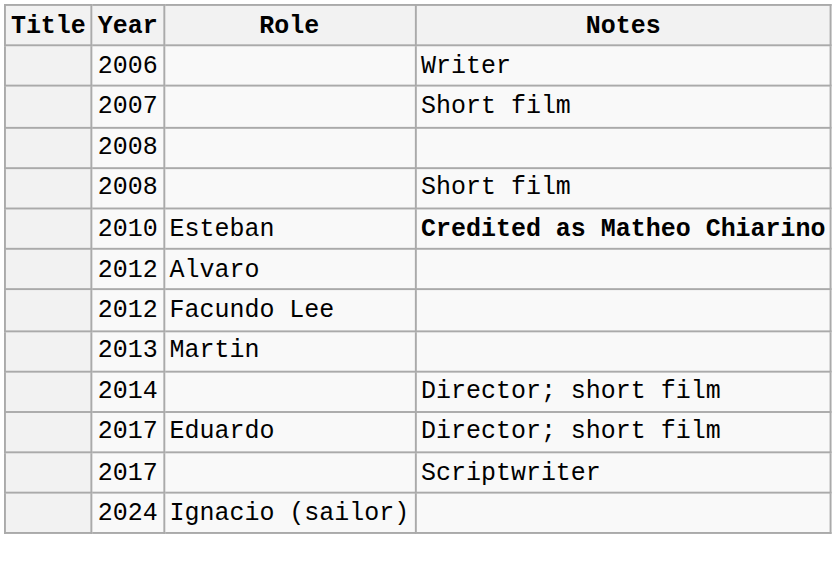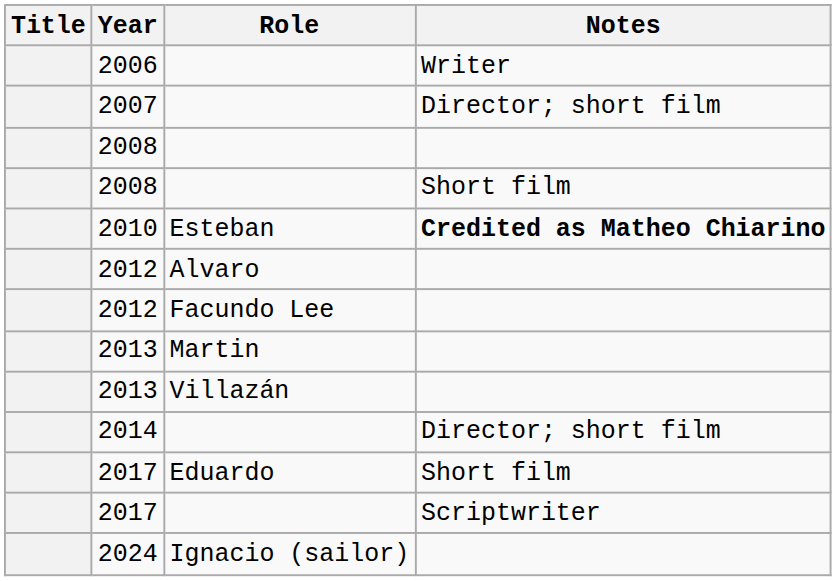(496, 107) Short film -> (571, 107) Director; short film
+ row: (128, 391)
(571, 432) Director; short film -> (496, 473) Short film
